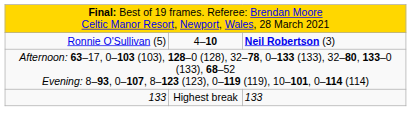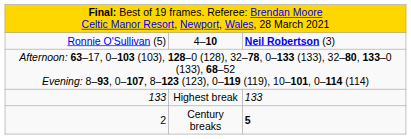+ row: (163, 120)
